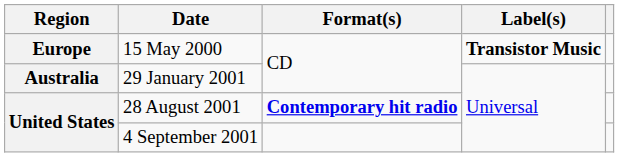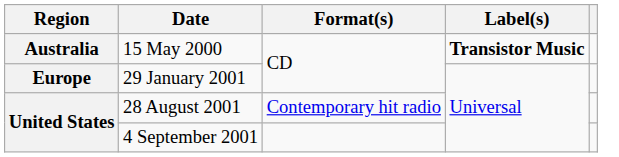(62, 48) Europe -> (62, 48) Australia
(62, 78) Australia -> (62, 78) Europe
(362, 107) bold -> (354, 107) normal
